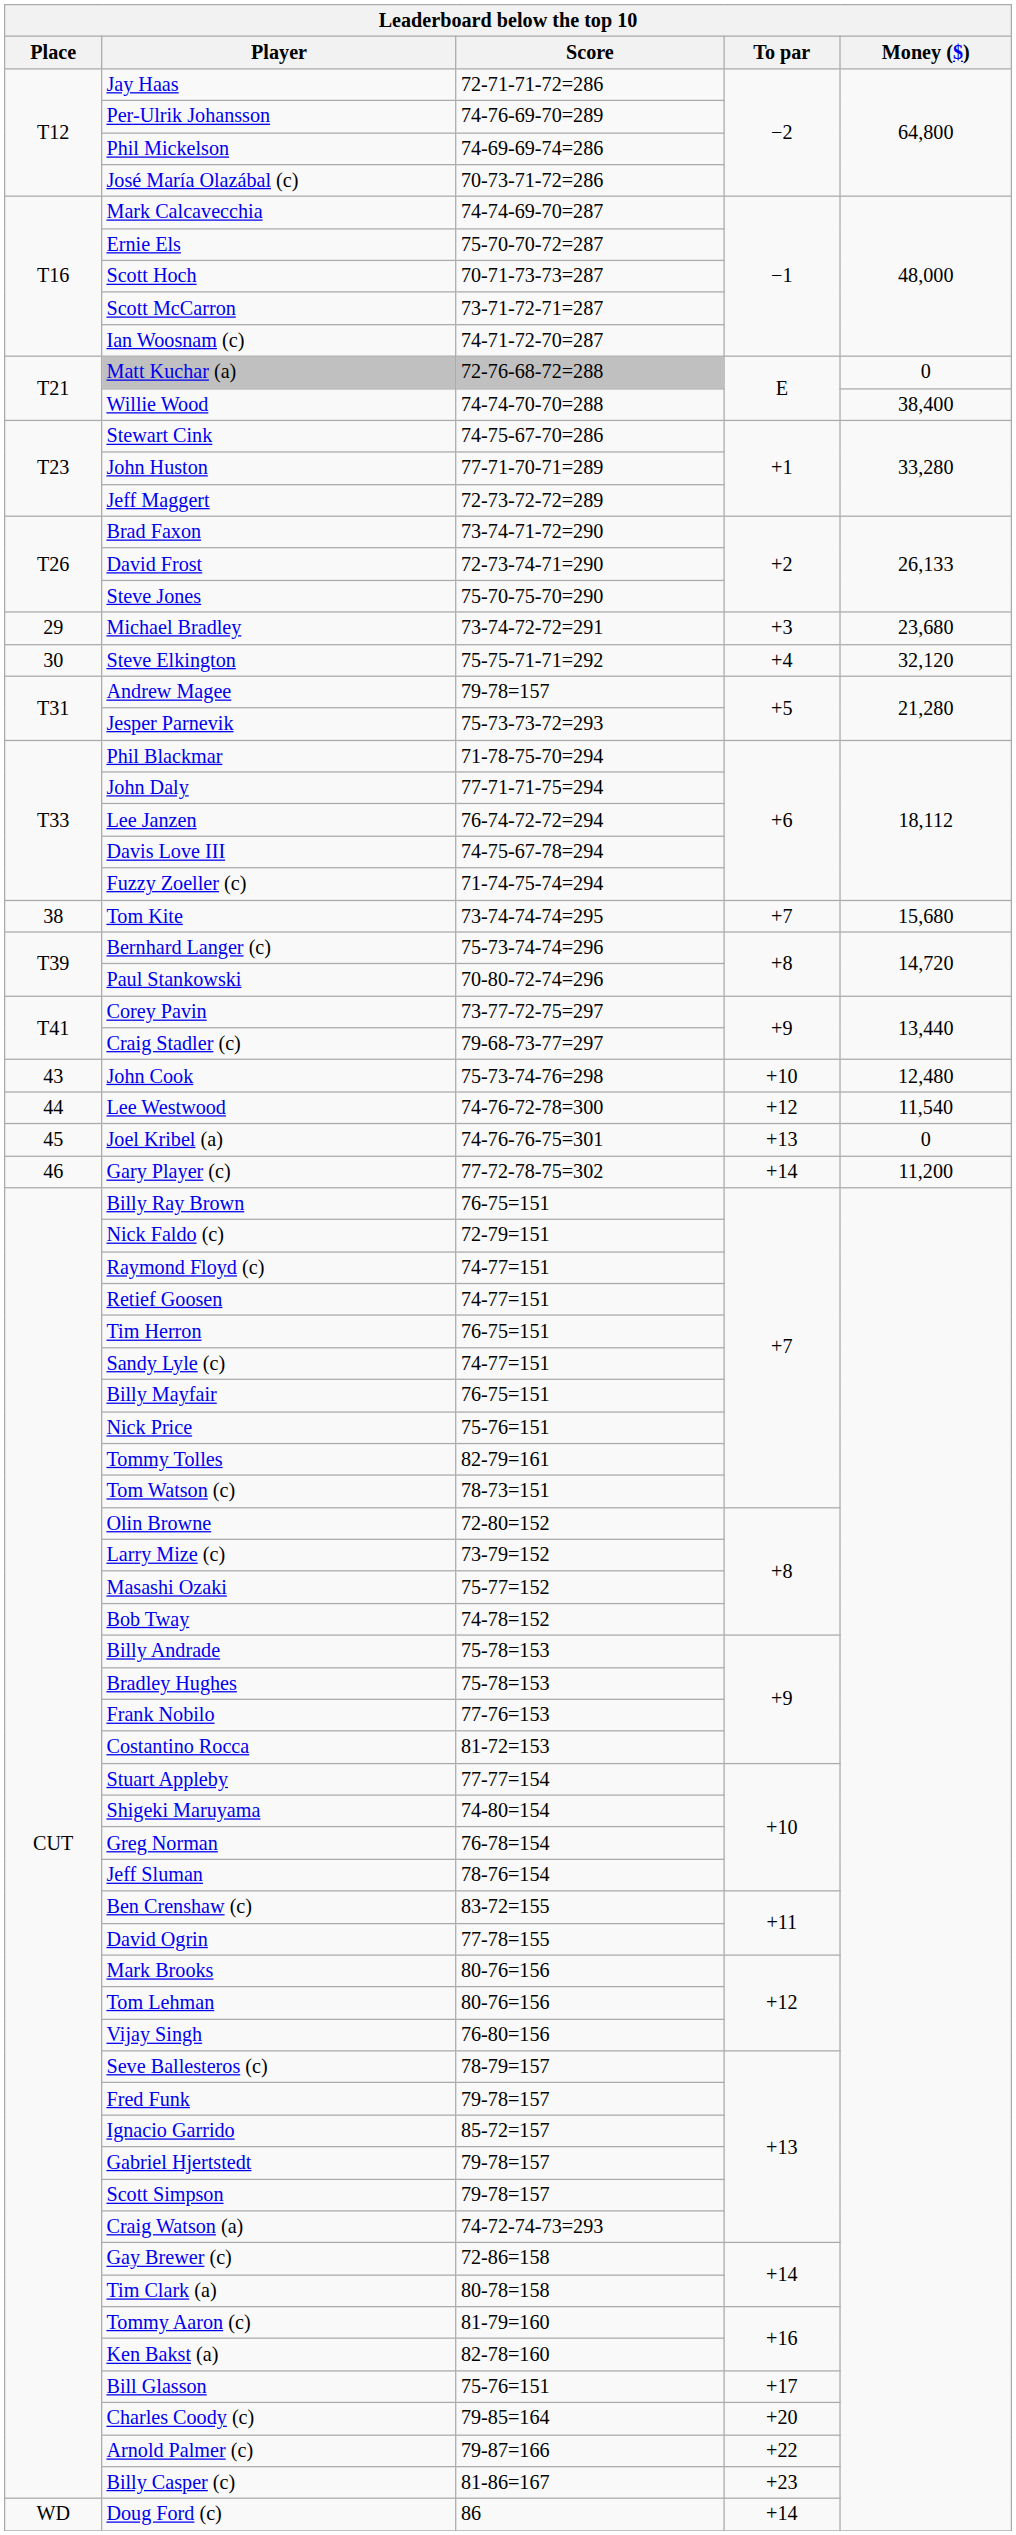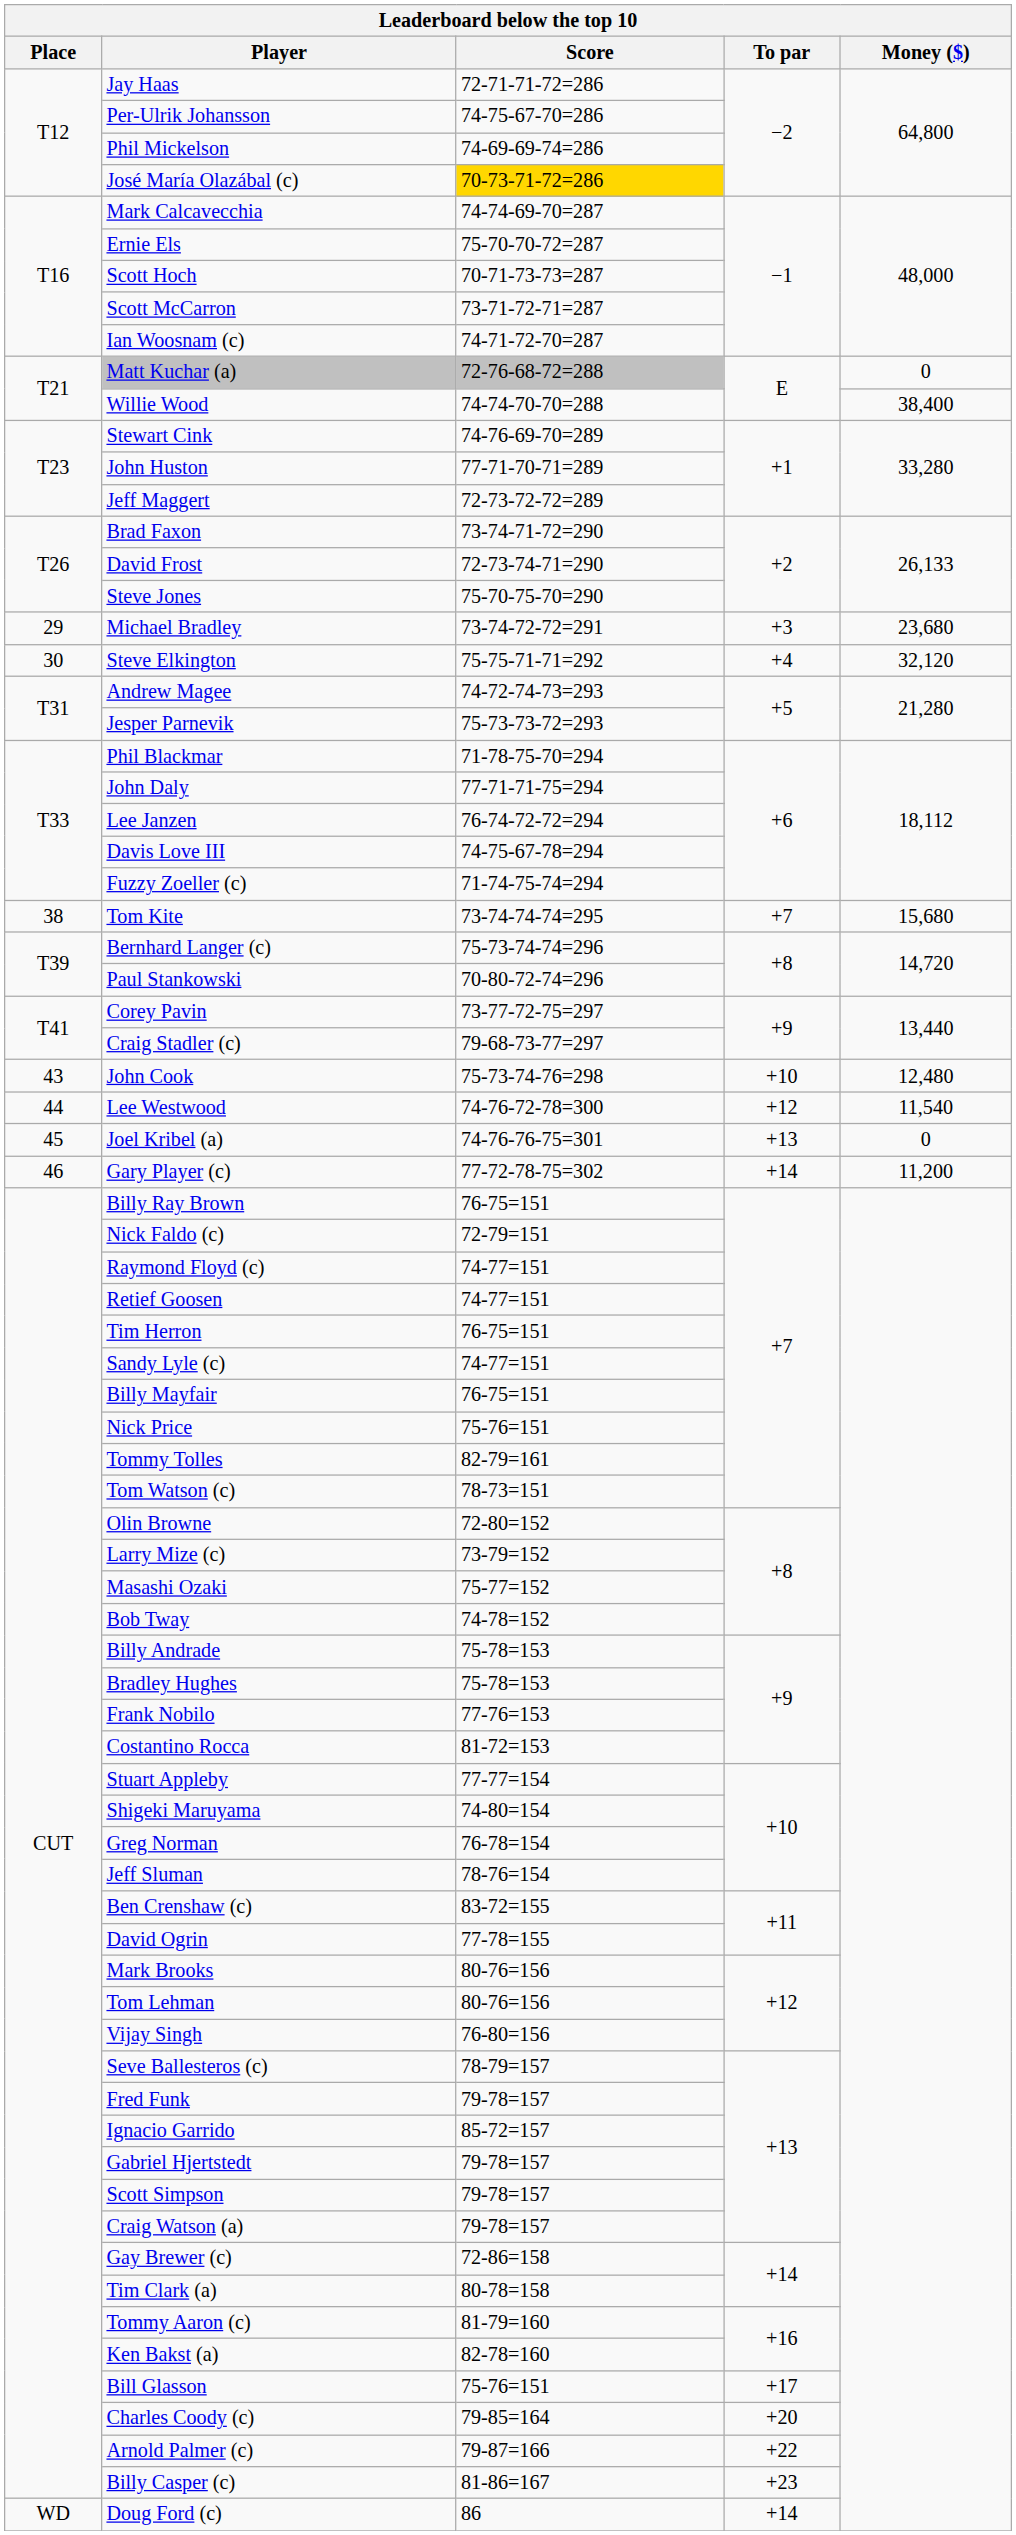(532, 116) 74-76-69-70=289 -> (532, 116) 74-75-67-70=286
(532, 180) no background -> (532, 180) gold background
(532, 436) 74-75-67-70=286 -> (532, 436) 74-76-69-70=289
(505, 691) 79-78=157 -> (532, 691) 74-72-74-73=293
(532, 2226) 74-72-74-73=293 -> (505, 2226) 79-78=157
